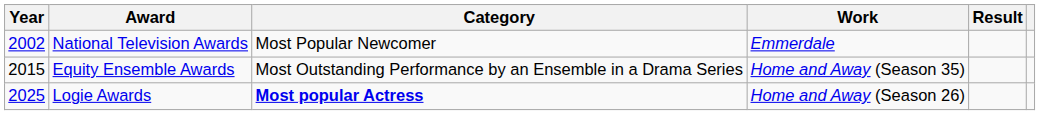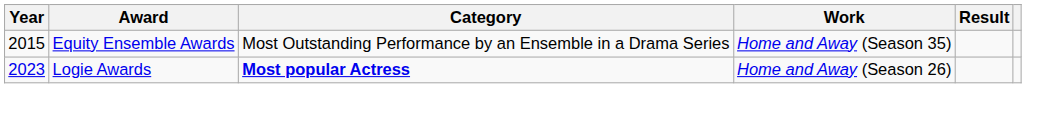- row: (150, 43)
(27, 95) 2025 -> (27, 69) 2023
